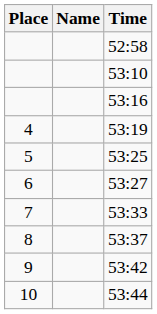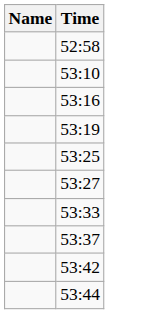- column: (28, 18)
